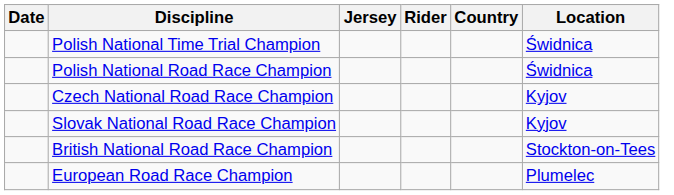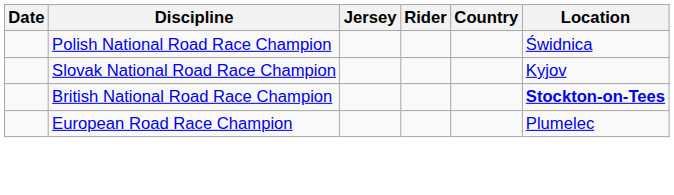- row: (186, 44)
- row: (193, 96)
(591, 149) normal -> (595, 96) bold
